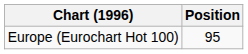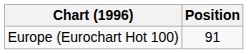(213, 37) 95 -> (213, 37) 91
